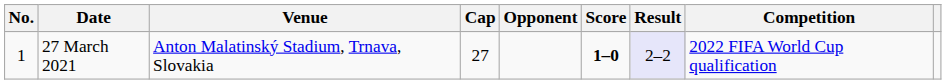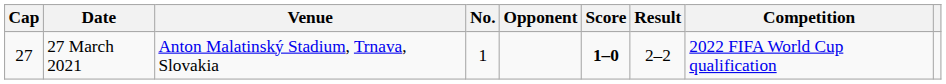columns swapped: (21, 18) <-> (480, 18)
(658, 55) lavender background -> (658, 55) no background
